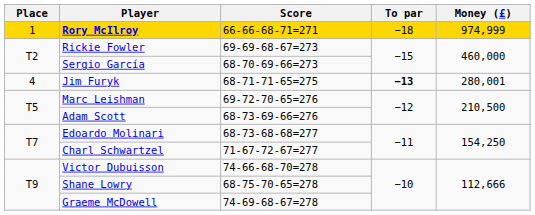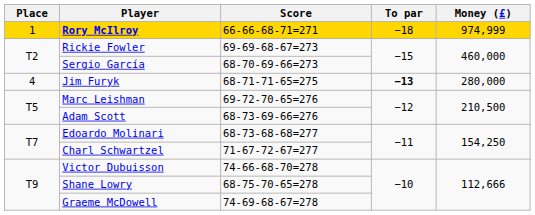(483, 82) 280,001 -> (483, 82) 280,000
